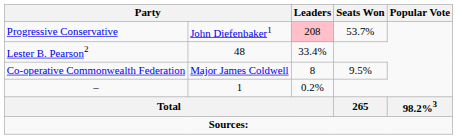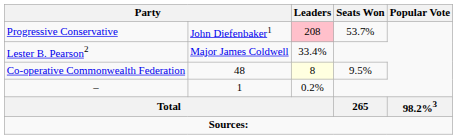(239, 52) 48 -> (239, 52) Major James Coldwell
(239, 70) Major James Coldwell -> (239, 70) 48
(312, 70) no background -> (312, 70) lightyellow background
